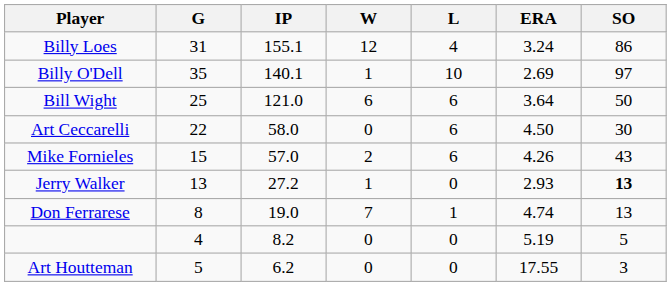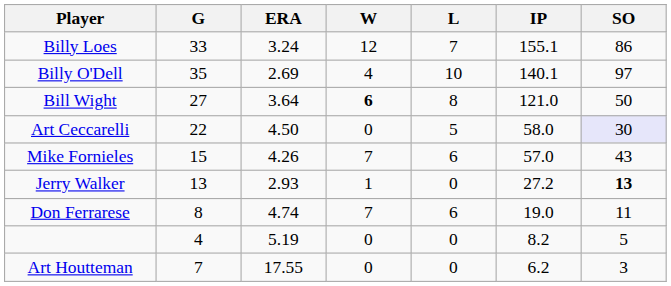columns swapped: (283, 18) <-> (539, 18)
(198, 45) 31 -> (198, 45) 33
(453, 45) 4 -> (453, 45) 7
(368, 73) 1 -> (368, 73) 4
(198, 101) 25 -> (198, 101) 27
(368, 101) normal -> (368, 101) bold
(453, 101) 6 -> (453, 101) 8
(453, 128) 6 -> (453, 128) 5
(624, 128) no background -> (624, 128) lavender background
(368, 156) 2 -> (368, 156) 7
(453, 211) 1 -> (453, 211) 6
(624, 211) 13 -> (624, 211) 11
(198, 267) 5 -> (198, 267) 7
